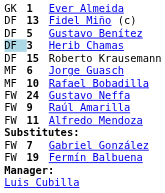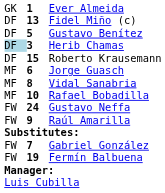+ row: (93, 83)
- row: (96, 120)
